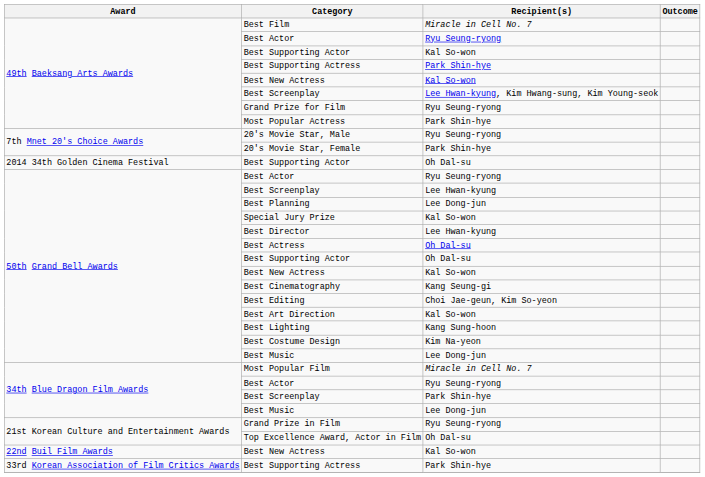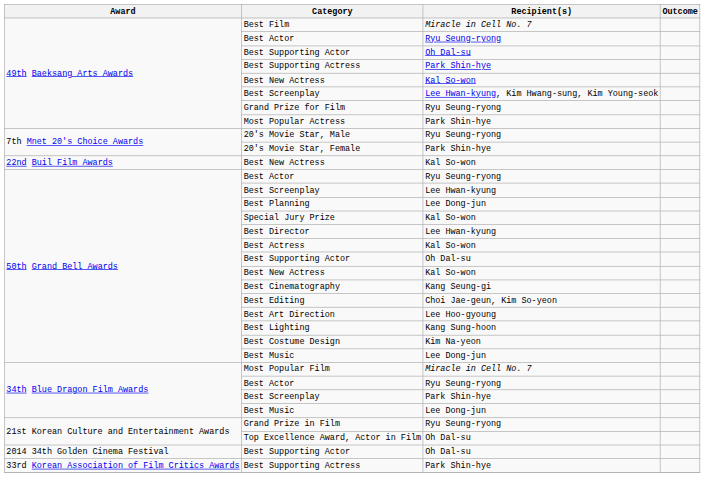(450, 53) Kal So-won -> (448, 53) Oh Dal-su
rows swapped: (60, 452) <-> (87, 163)
(448, 245) Oh Dal-su -> (450, 245) Kal So-won
(450, 314) Kal So-won -> (461, 314) Lee Hoo-gyoung
